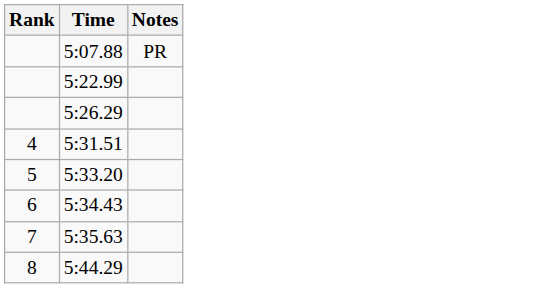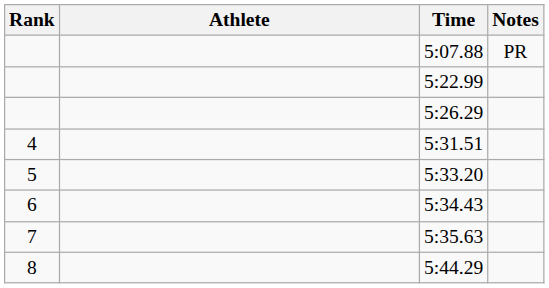+ column: (239, 19)
